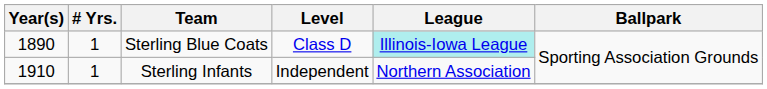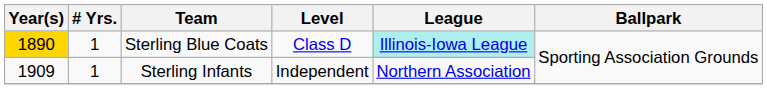(36, 44) no background -> (36, 44) gold background
(36, 71) 1910 -> (36, 71) 1909
